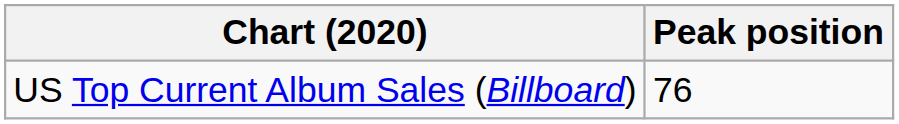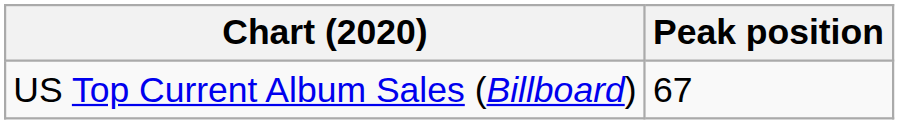(673, 88) 76 -> (673, 88) 67
